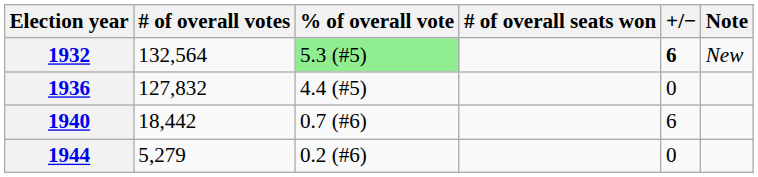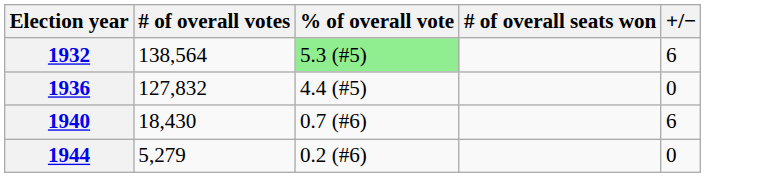- column: (727, 21)
(173, 54) 132,564 -> (173, 54) 138,564
(671, 54) bold -> (671, 54) normal
(167, 121) 18,442 -> (167, 121) 18,430
